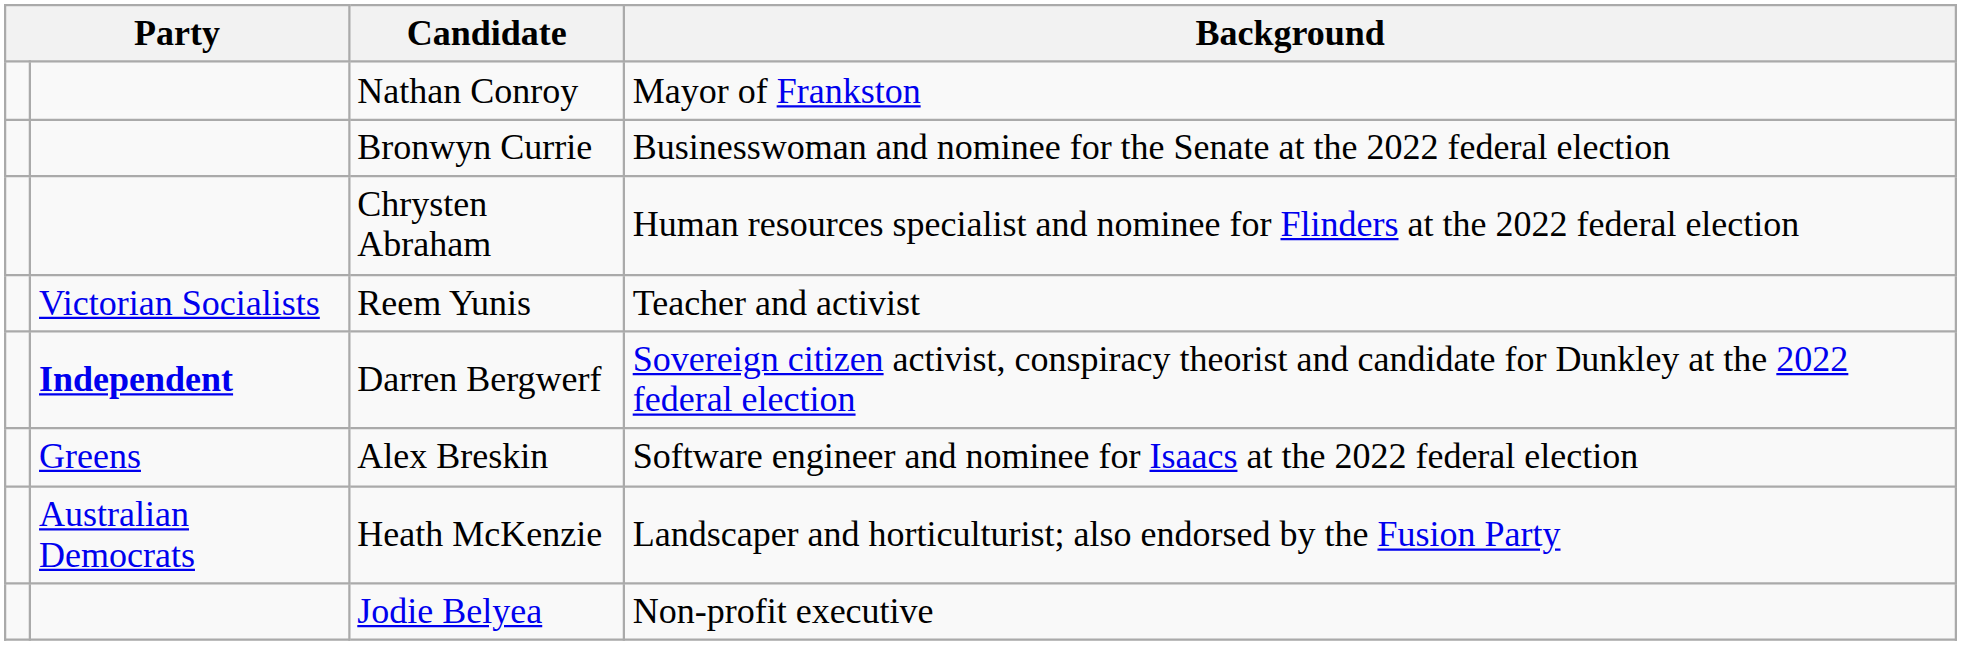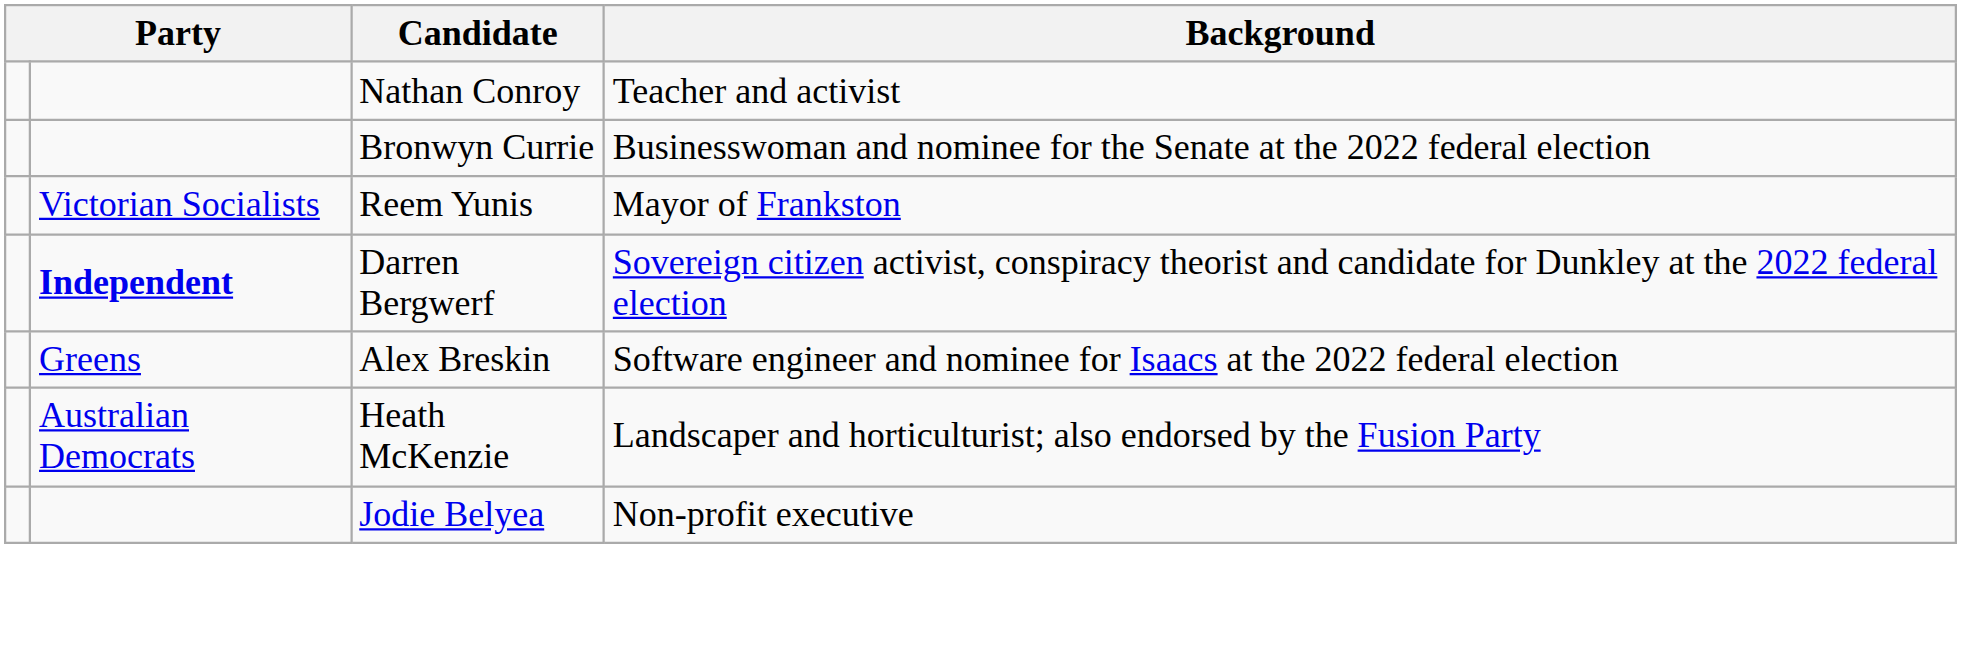(777, 90) Mayor of Frankston -> (757, 90) Teacher and activist
- row: (424, 224)
(776, 301) Teacher and activist -> (757, 204) Mayor of Frankston
